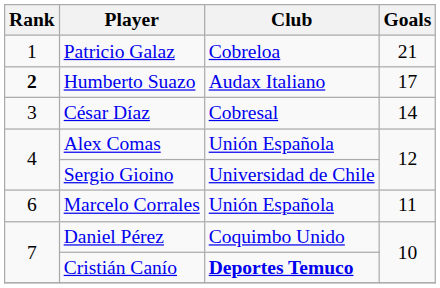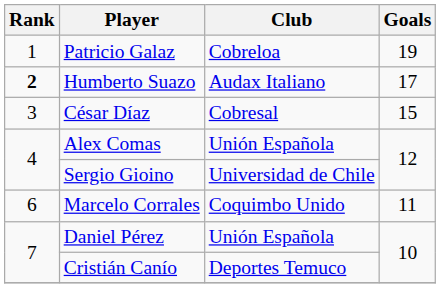(407, 50) 21 -> (407, 50) 19
(407, 112) 14 -> (407, 112) 15
(271, 205) Unión Española -> (277, 205) Coquimbo Unido
(277, 236) Coquimbo Unido -> (271, 236) Unión Española
(281, 267) bold -> (278, 267) normal
